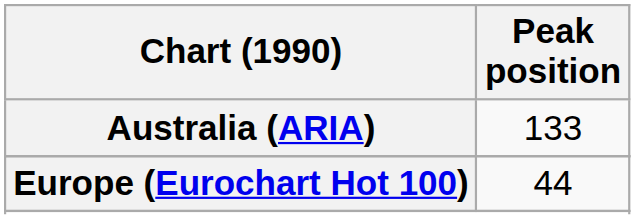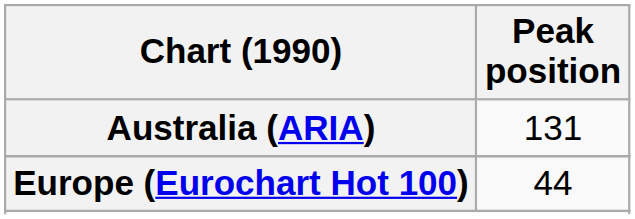(553, 127) 133 -> (553, 127) 131
